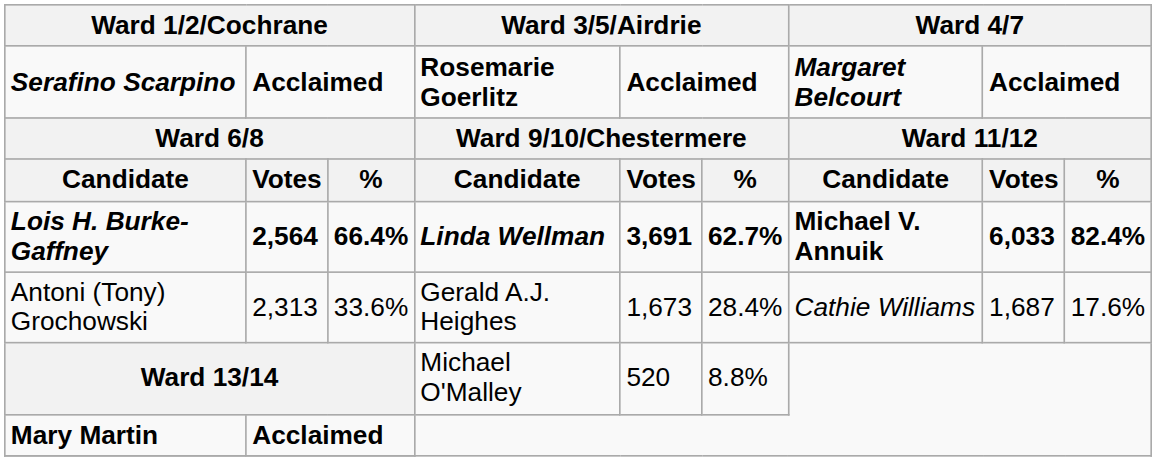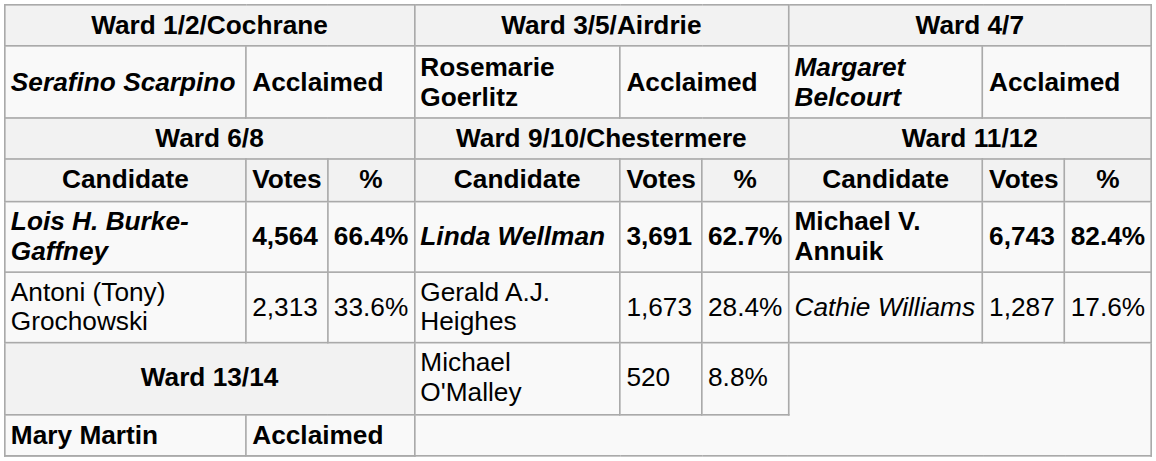(285, 236) 2,564 -> (285, 236) 4,564
(1022, 236) 6,033 -> (1022, 236) 6,743
(1022, 307) 1,687 -> (1022, 307) 1,287
